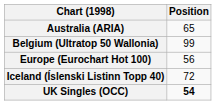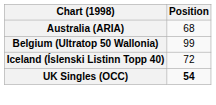(189, 28) 65 -> (189, 28) 68
- row: (86, 60)
